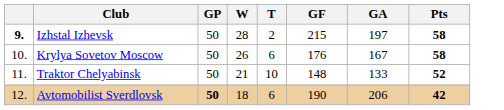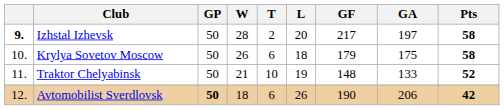+ column: (301, 14)
(317, 34) 215 -> (346, 34) 217
(317, 54) 176 -> (346, 54) 179
(378, 54) 167 -> (408, 54) 175
